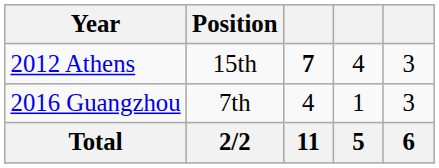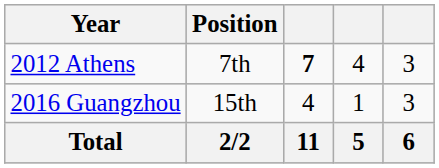(235, 63) 15th -> (235, 63) 7th
(235, 102) 7th -> (235, 102) 15th
